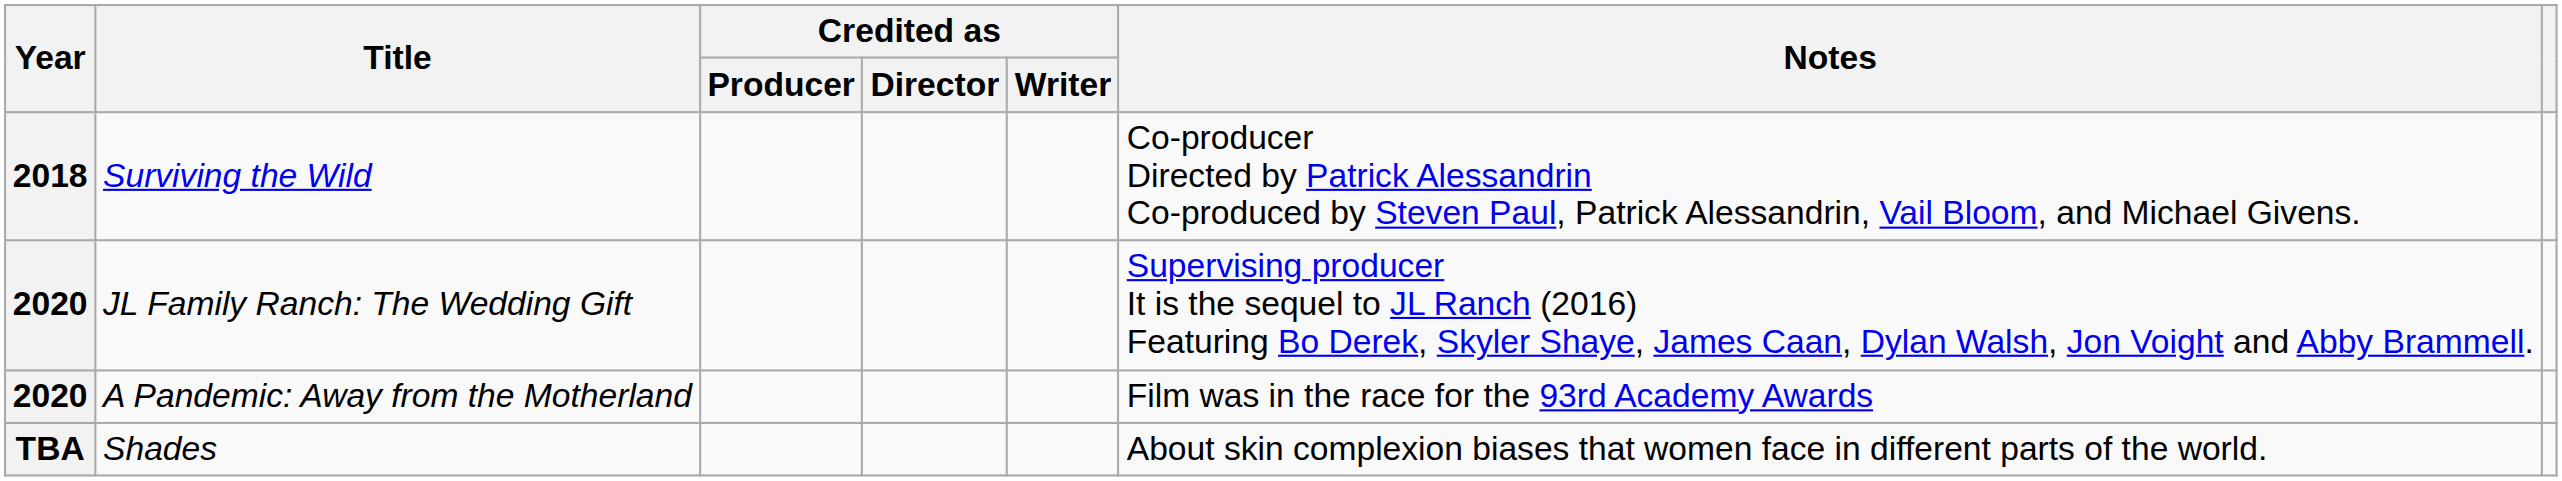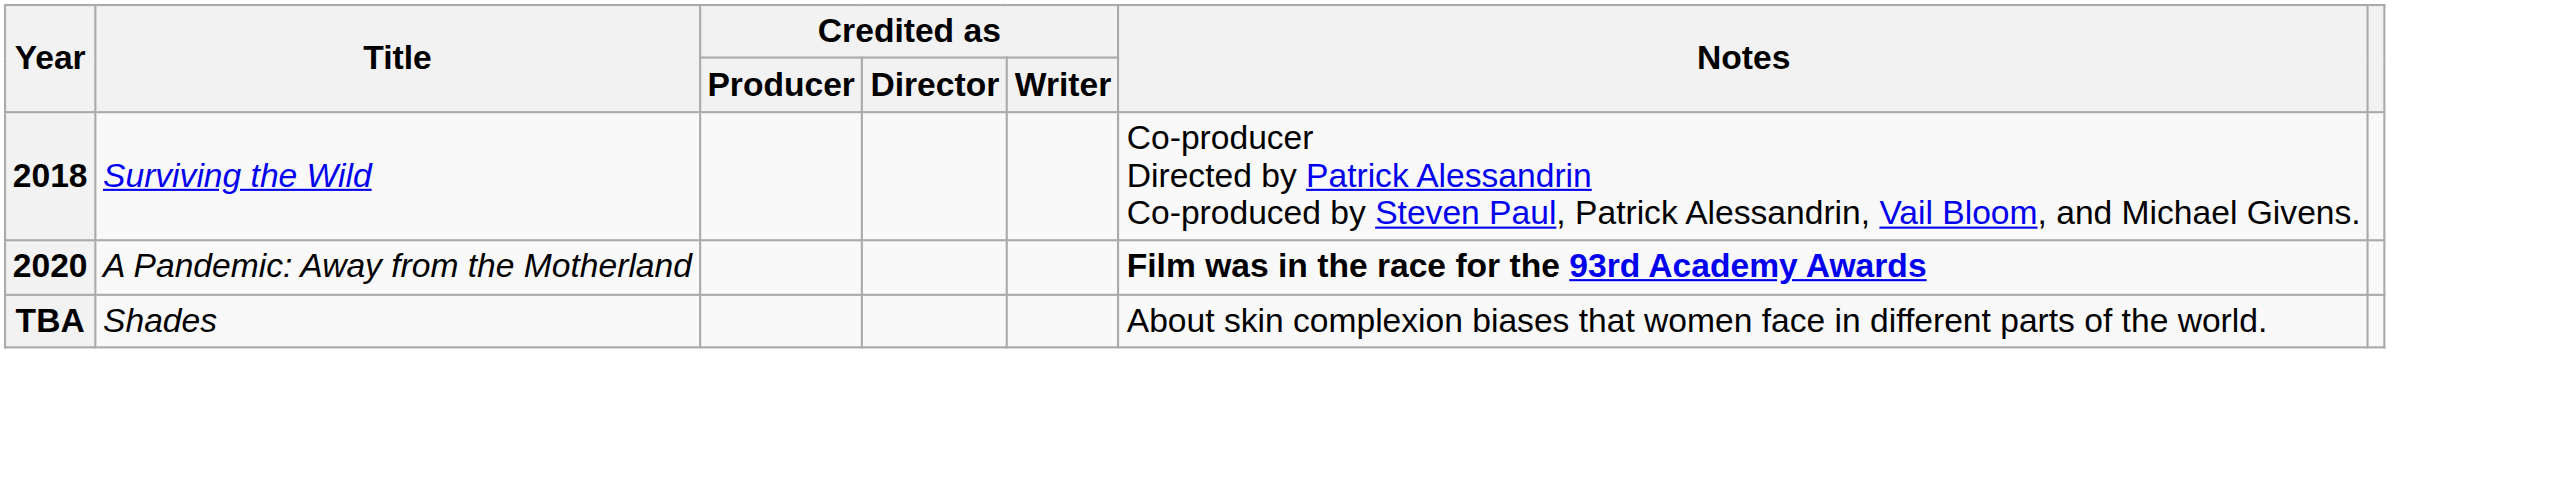- row: (368, 304)
(1500, 395) normal -> (1527, 266) bold
